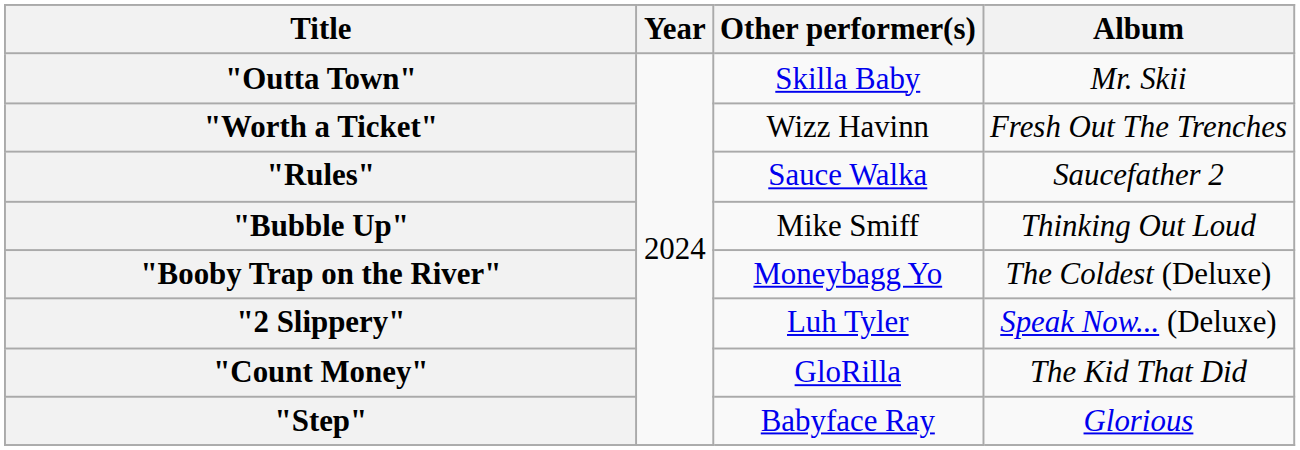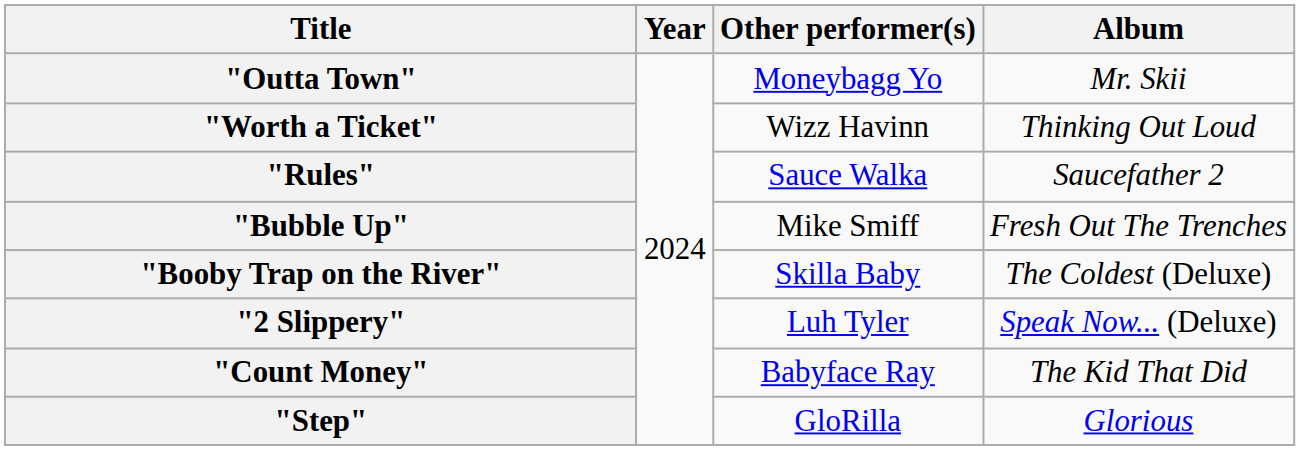(848, 77) Skilla Baby -> (848, 77) Moneybagg Yo
(1138, 126) Fresh Out The Trenches -> (1138, 126) Thinking Out Loud
(1138, 224) Thinking Out Loud -> (1138, 224) Fresh Out The Trenches
(848, 273) Moneybagg Yo -> (848, 273) Skilla Baby
(848, 371) GloRilla -> (848, 371) Babyface Ray
(848, 420) Babyface Ray -> (848, 420) GloRilla
